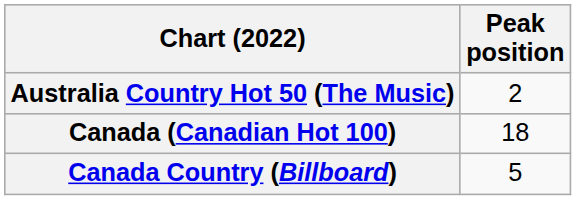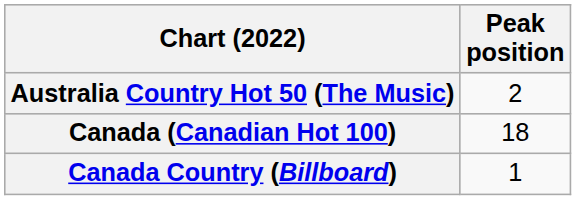(515, 173) 5 -> (515, 173) 1
